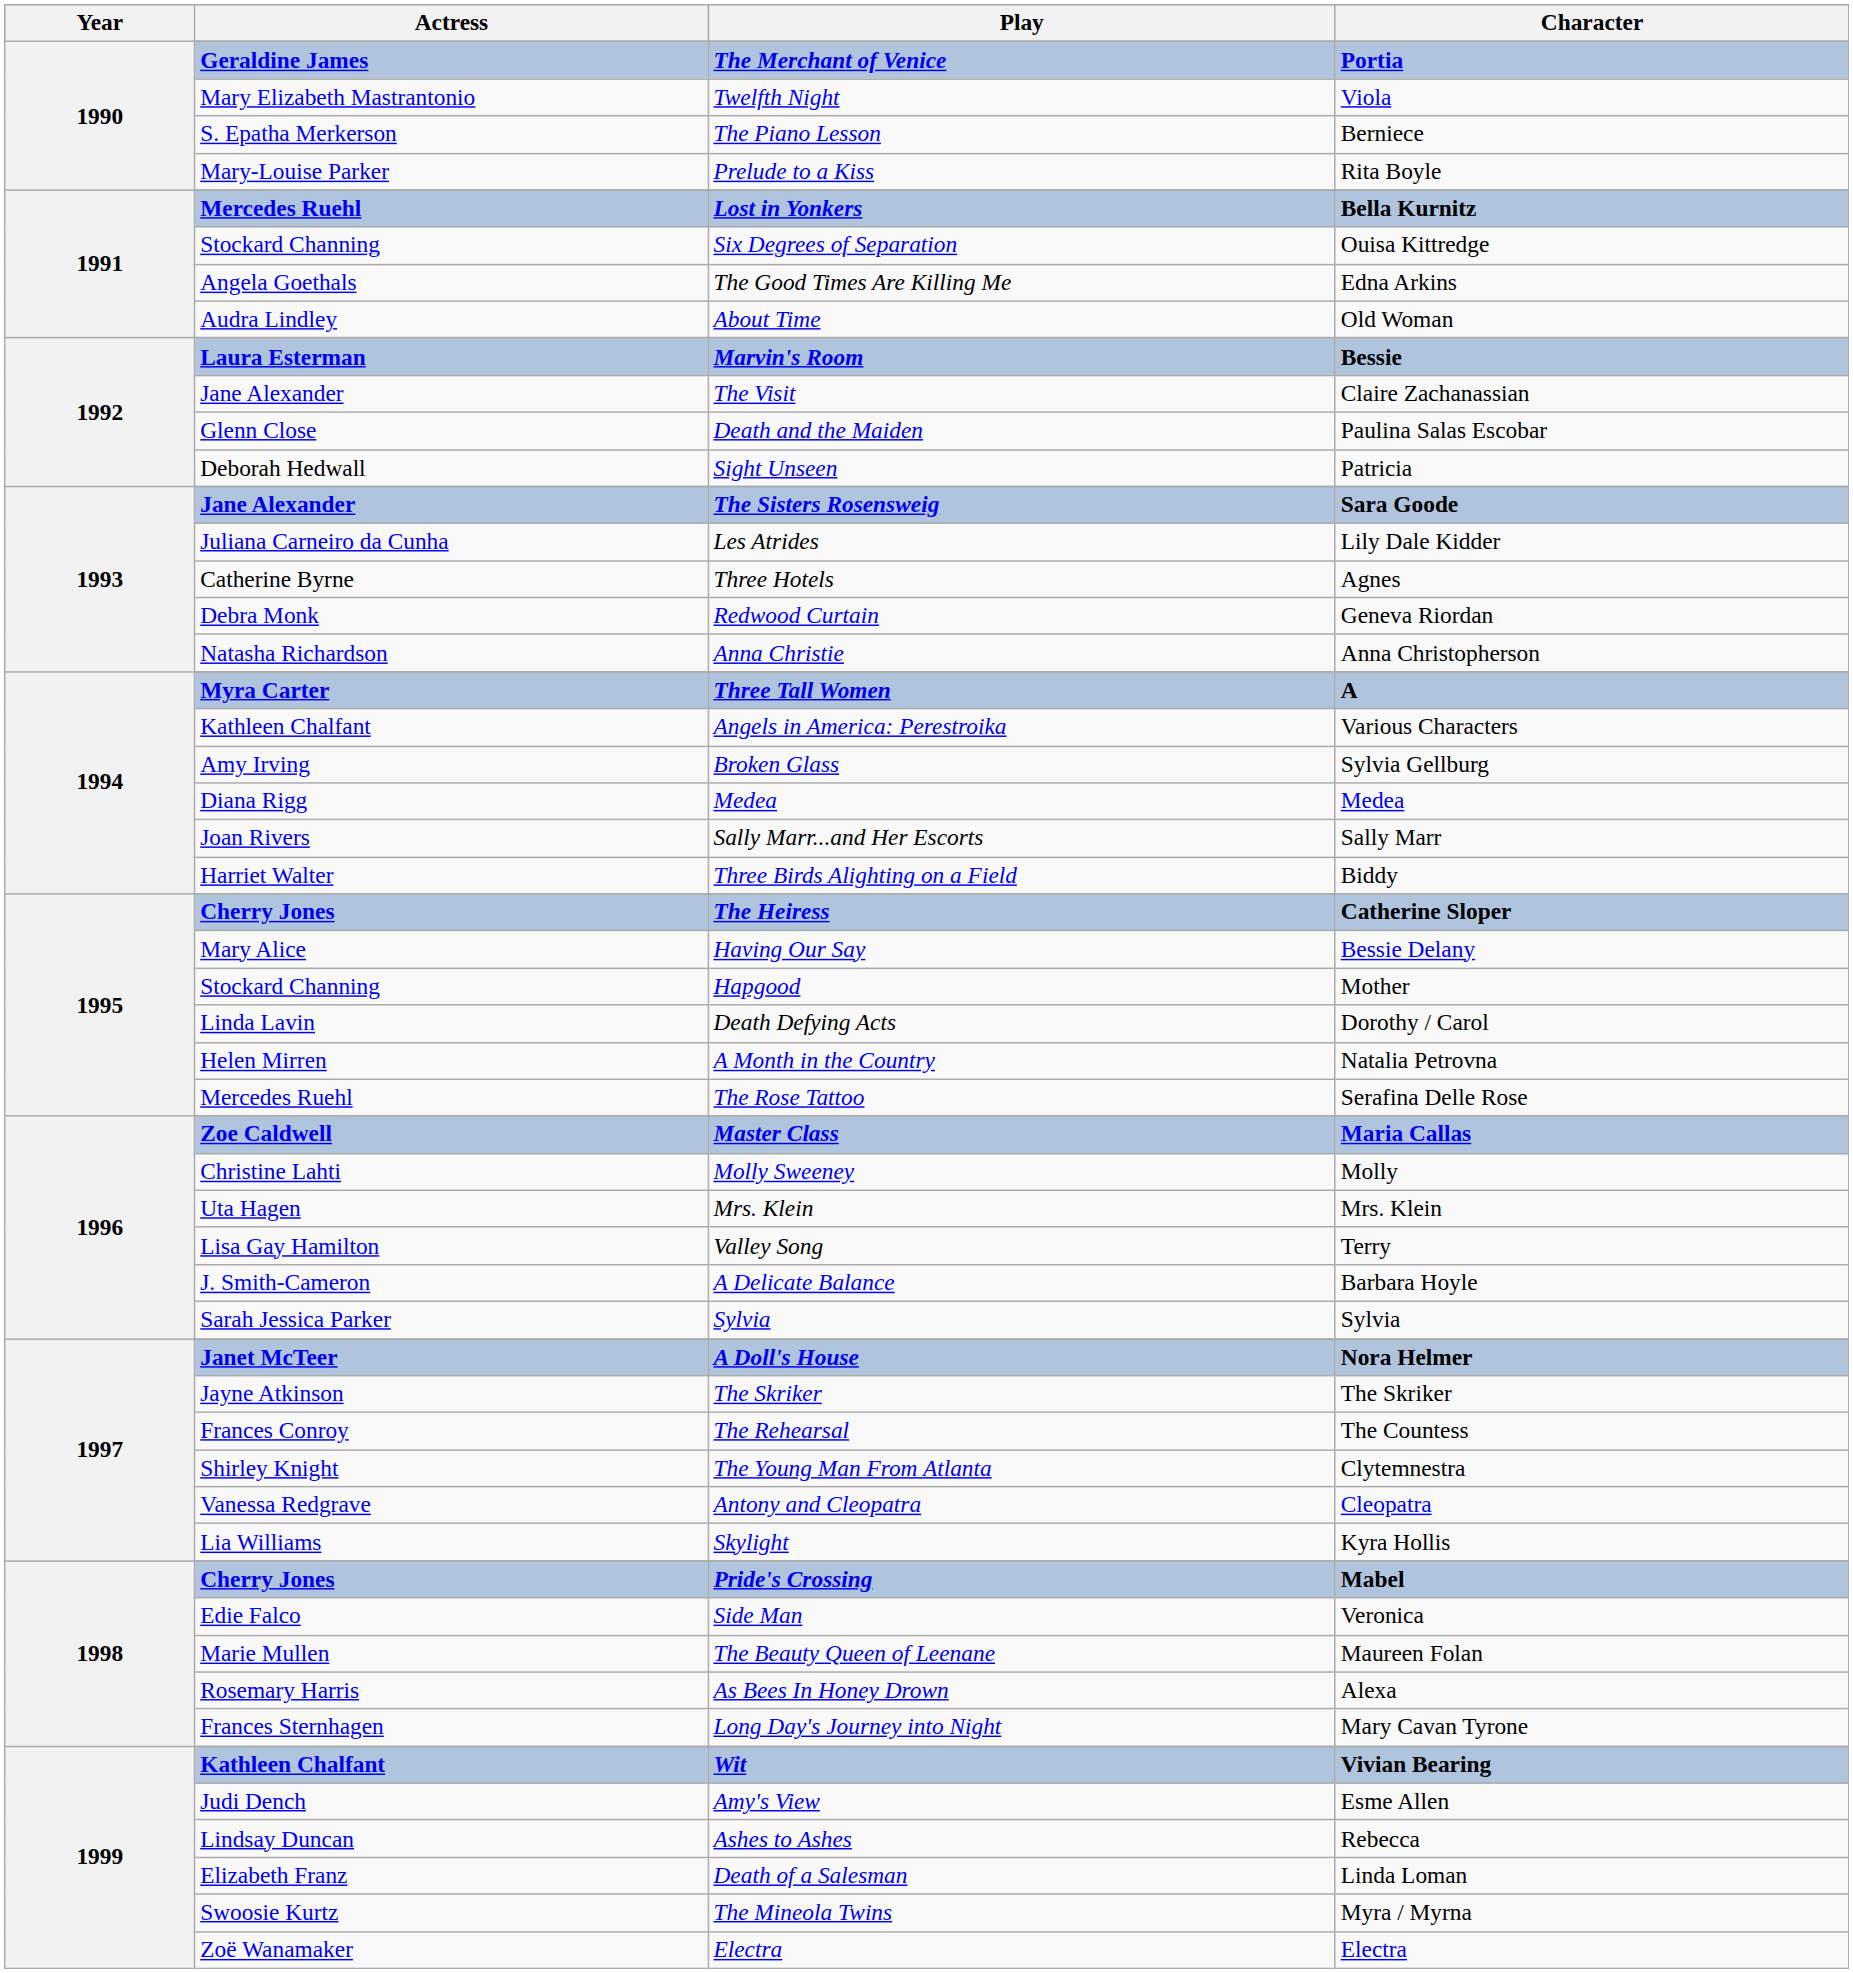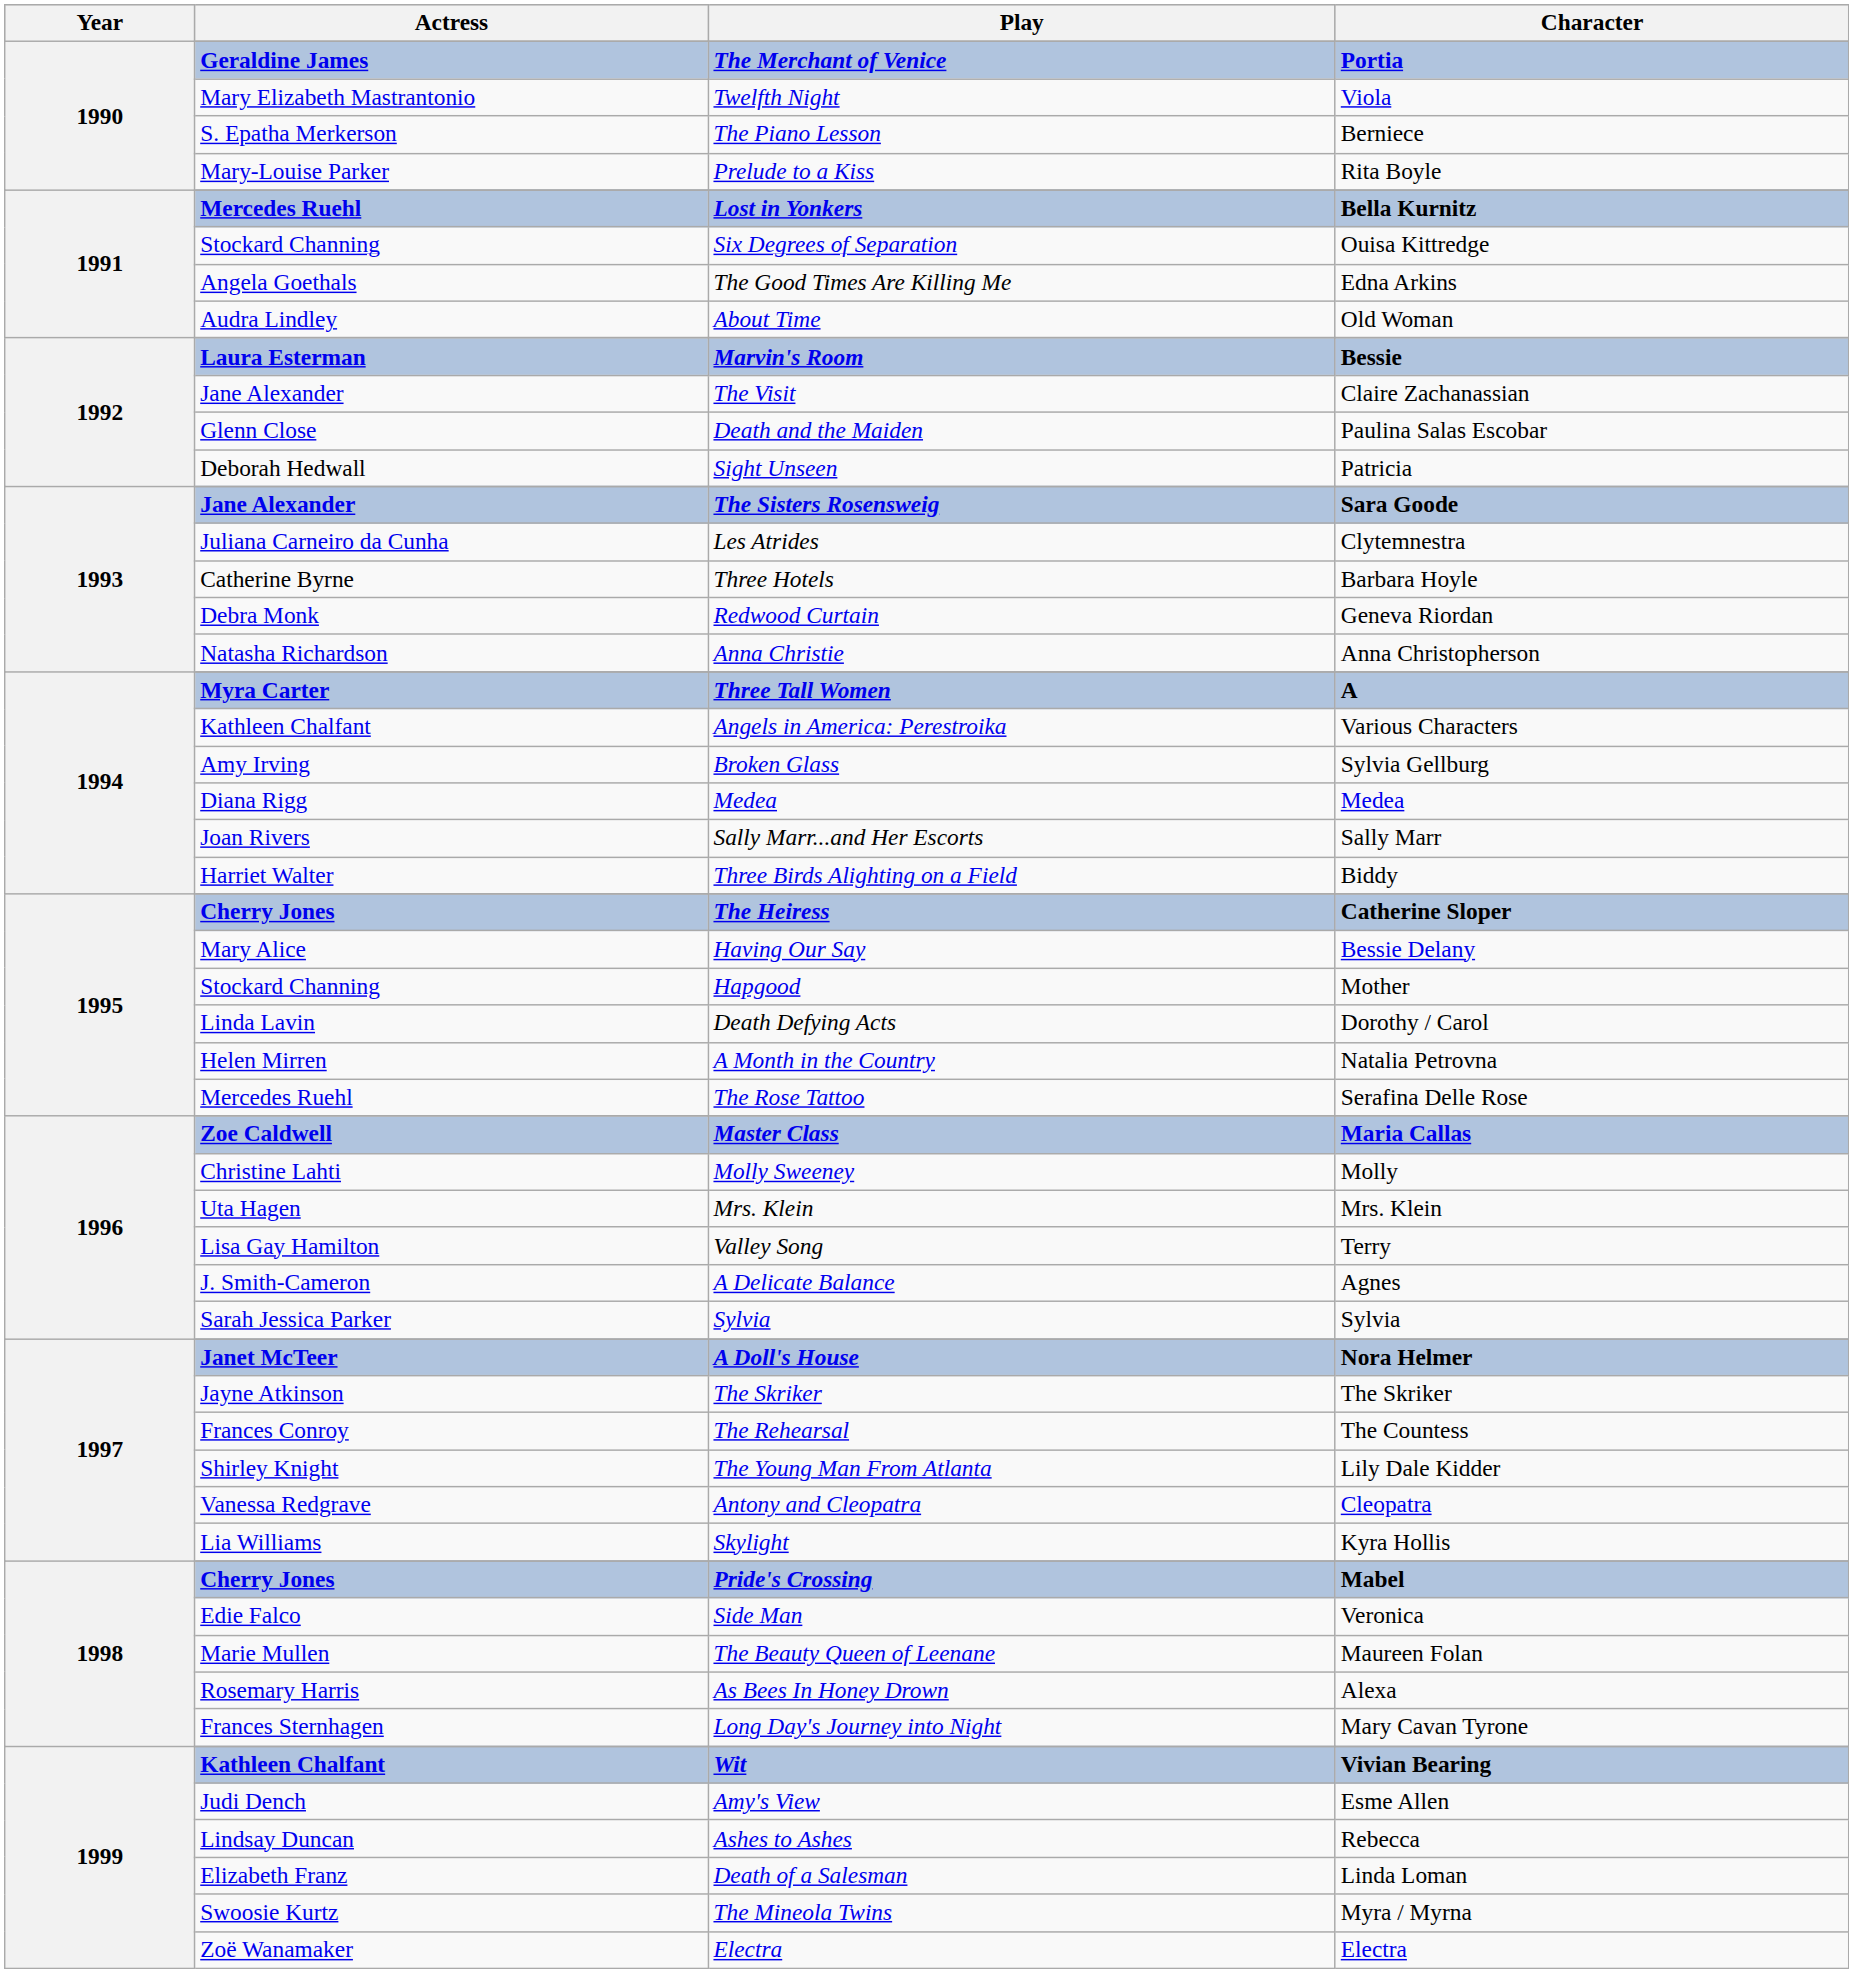(1421, 541) Lily Dale Kidder -> (1403, 541) Clytemnestra
(1371, 578) Agnes -> (1409, 578) Barbara Hoyle
(1409, 1282) Barbara Hoyle -> (1371, 1282) Agnes
(1403, 1467) Clytemnestra -> (1421, 1467) Lily Dale Kidder
